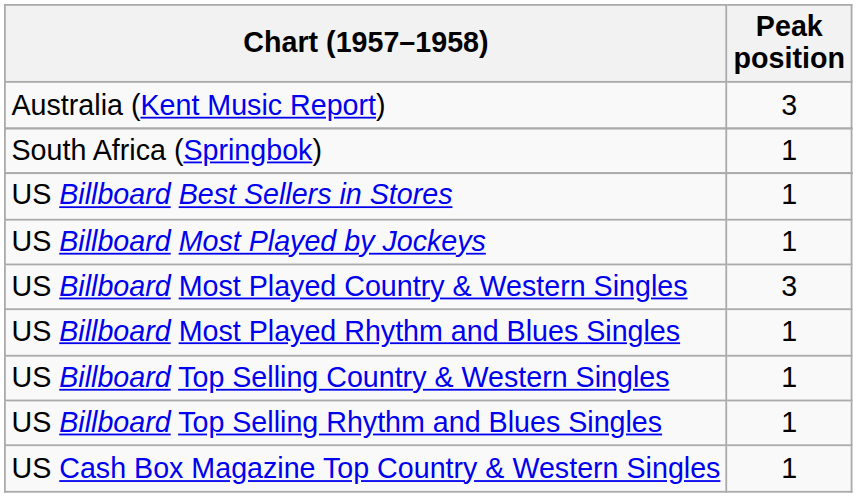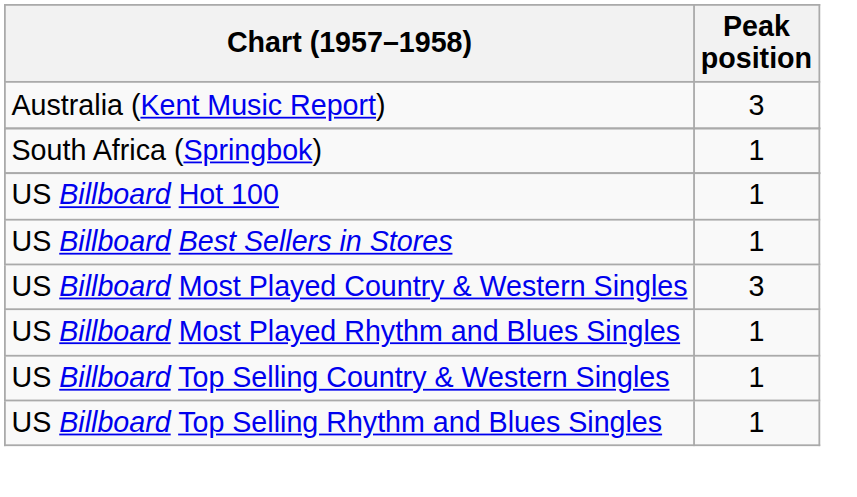+ row: (145, 195)
- row: (249, 241)
- row: (366, 468)
